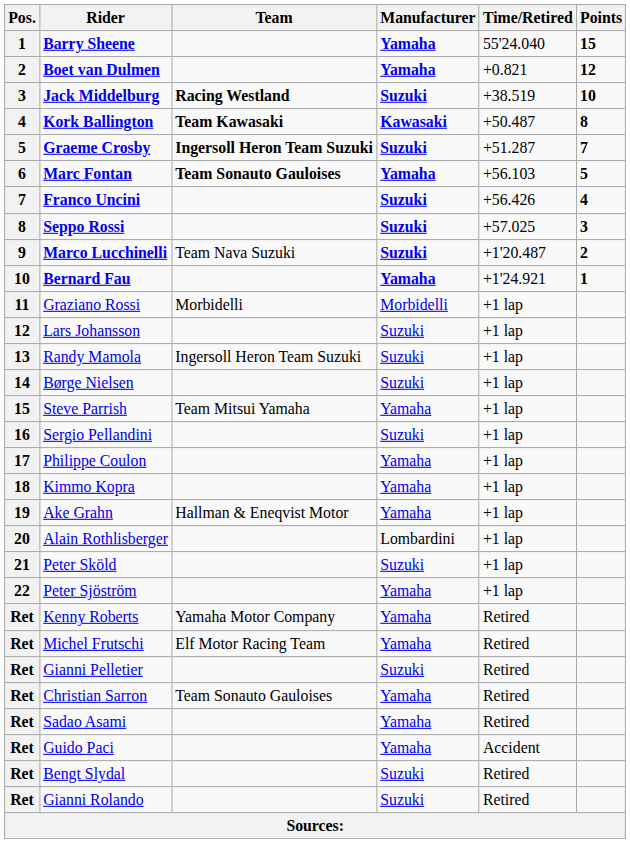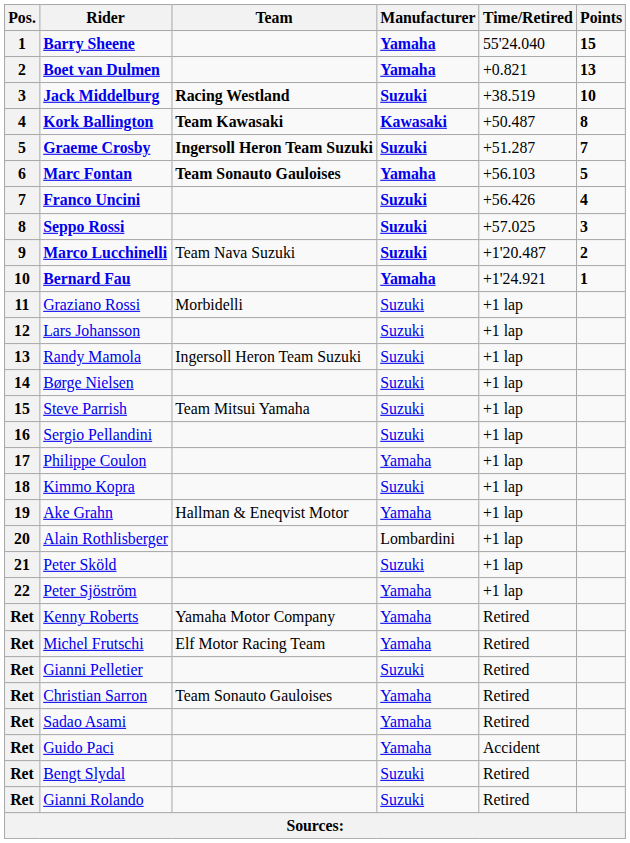(588, 69) 12 -> (588, 69) 13
(414, 304) Morbidelli -> (402, 304) Suzuki
(406, 408) Yamaha -> (402, 408) Suzuki
(406, 486) Yamaha -> (402, 486) Suzuki
